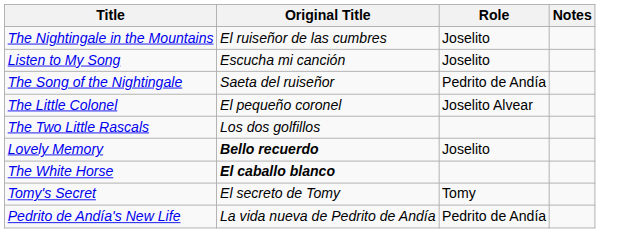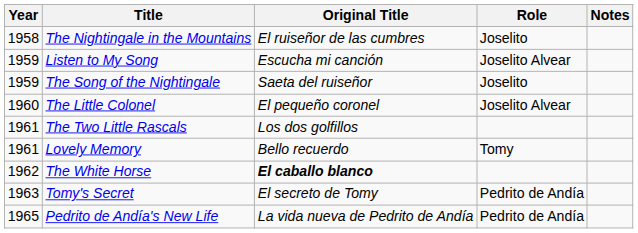+ column: (23, 15)
(466, 60) Joselito -> (525, 60) Joselito Alvear
(494, 82) Pedrito de Andía -> (504, 82) Joselito
(269, 149) bold -> (303, 149) normal
(466, 149) Joselito -> (497, 149) Tomy
(459, 194) Tomy -> (532, 194) Pedrito de Andía
